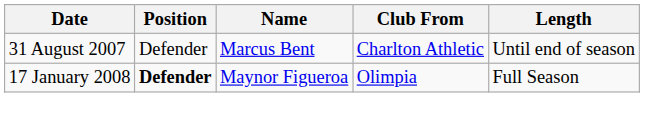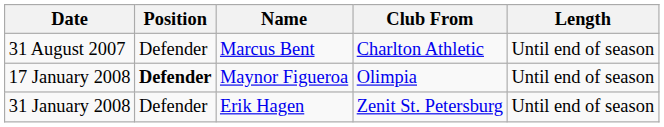(536, 77) Full Season -> (583, 77) Until end of season
+ row: (70, 106)
